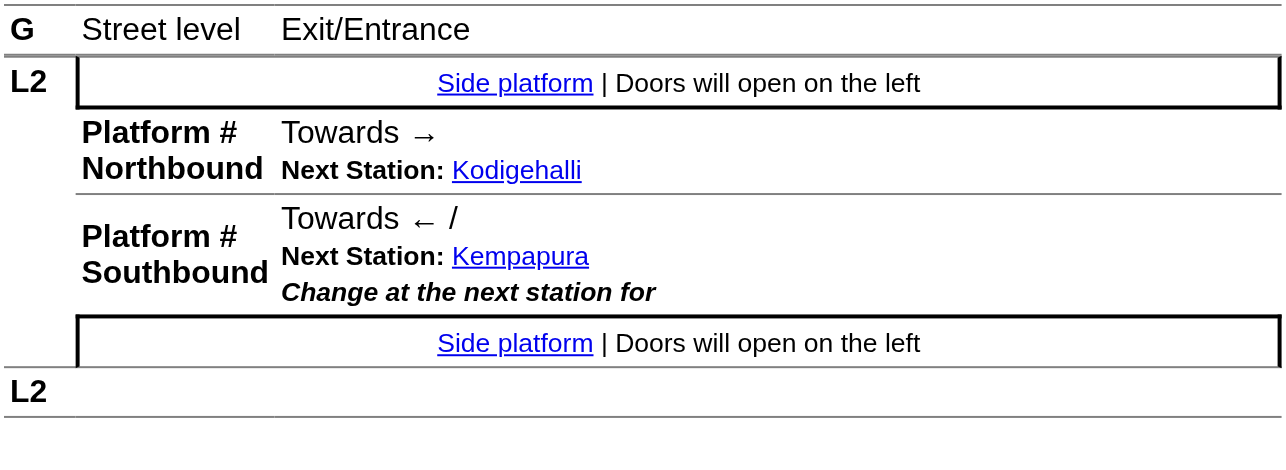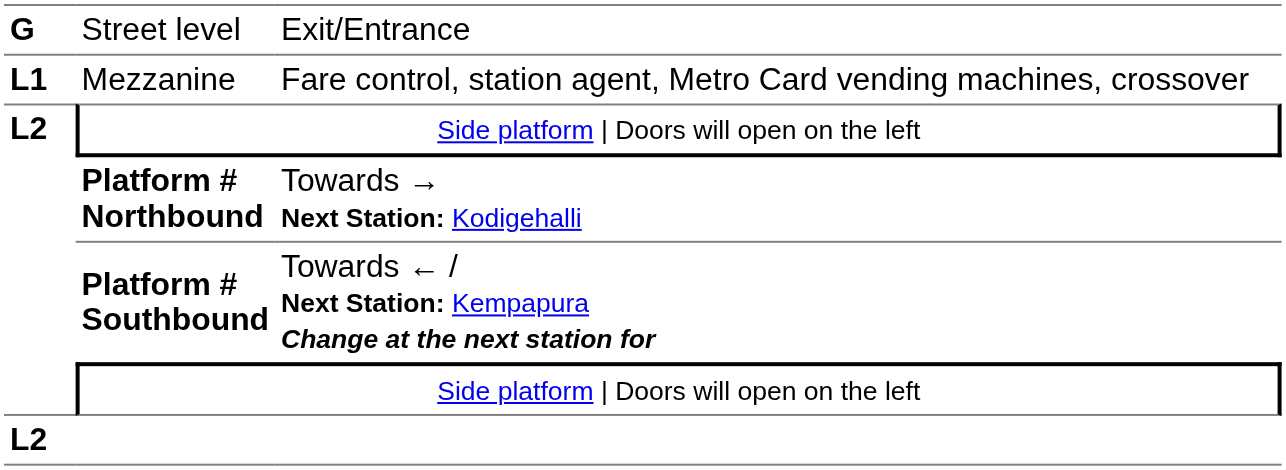+ row: (159, 79)
